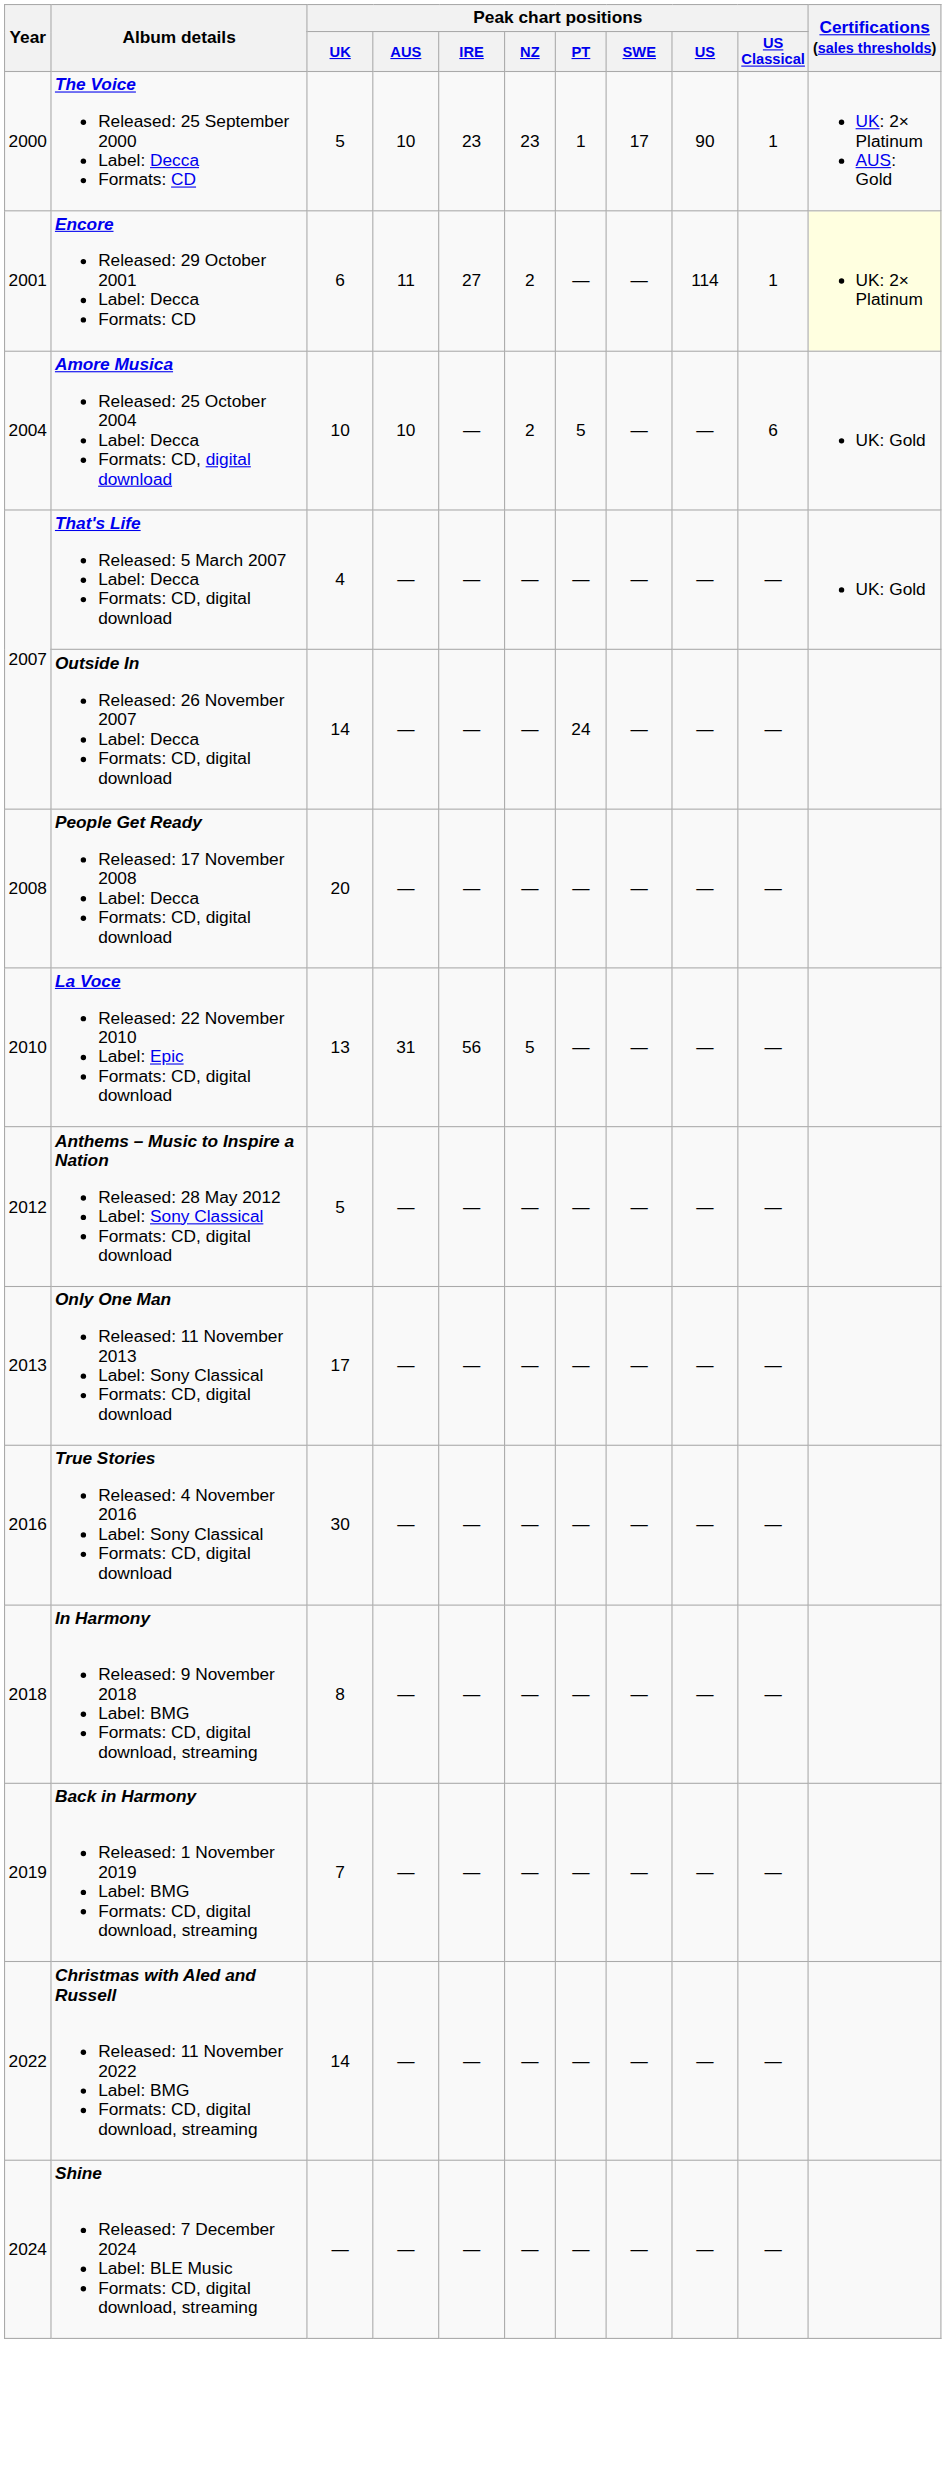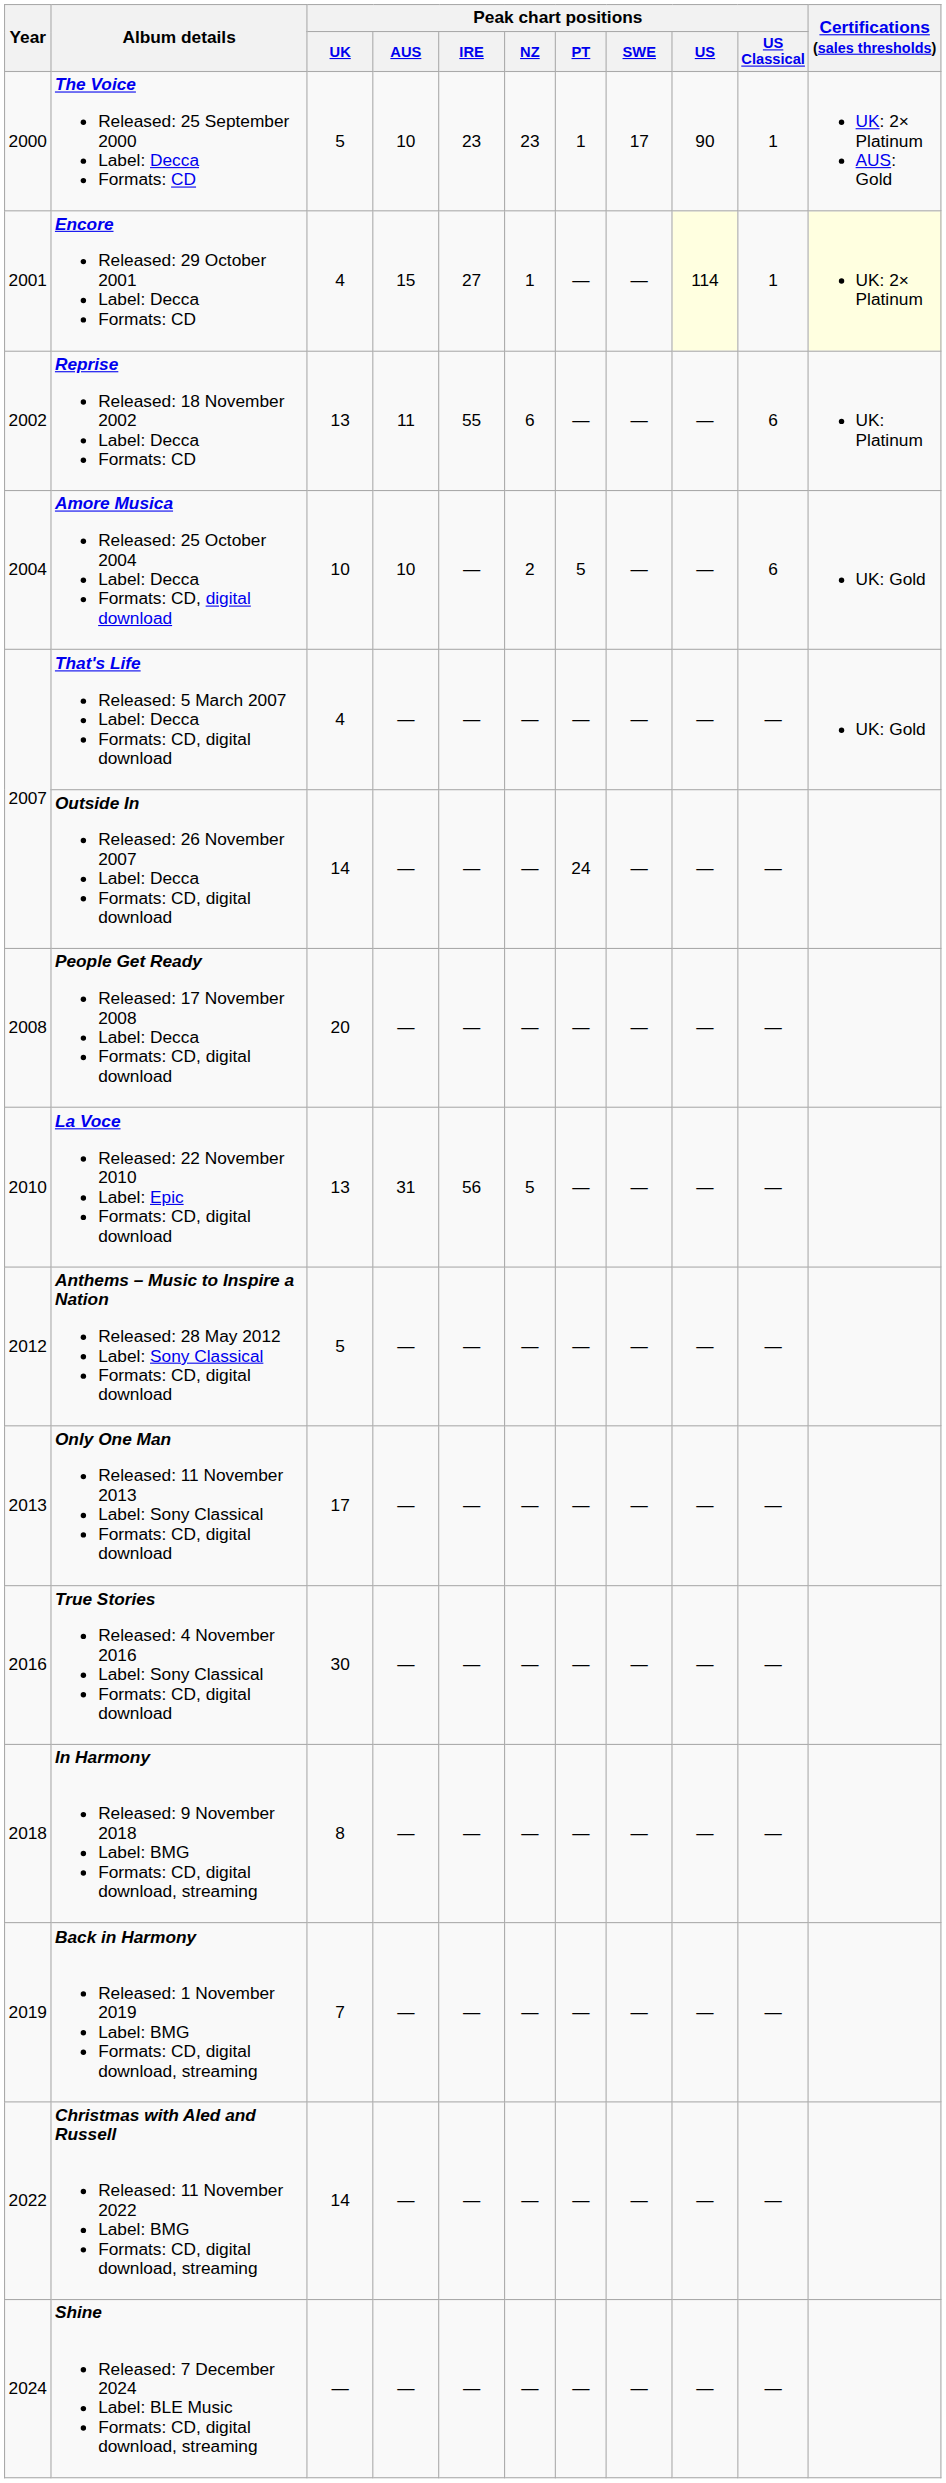(340, 280) 6 -> (340, 280) 4
(406, 280) 11 -> (406, 280) 15
(530, 280) 2 -> (530, 280) 1
(705, 280) no background -> (705, 280) lightyellow background
+ row: (179, 412)
